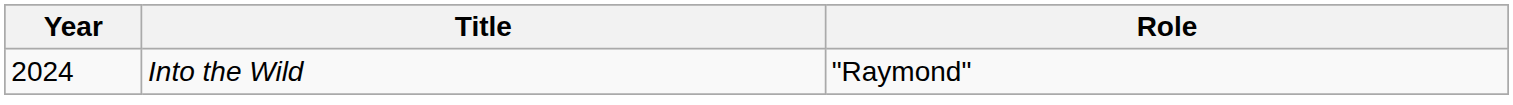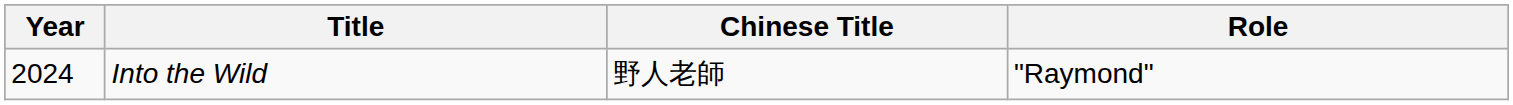+ column: (807, 26)
